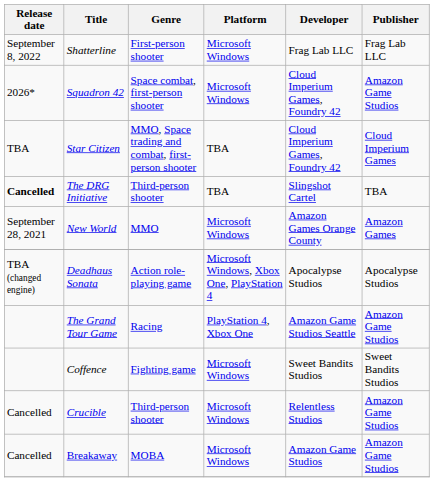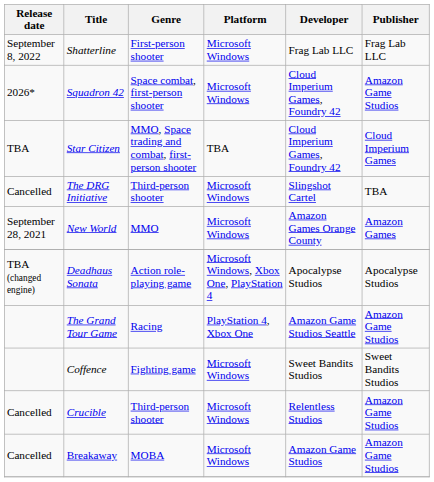(31, 191) bold -> (29, 191) normal
(218, 191) TBA -> (229, 191) Microsoft Windows
